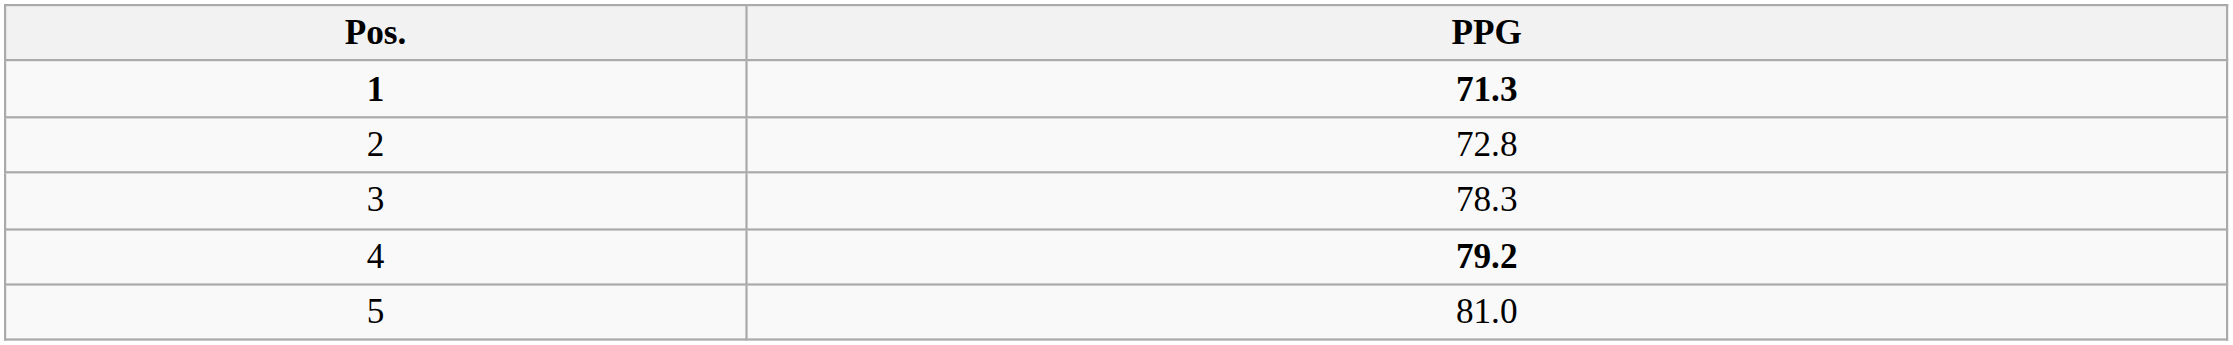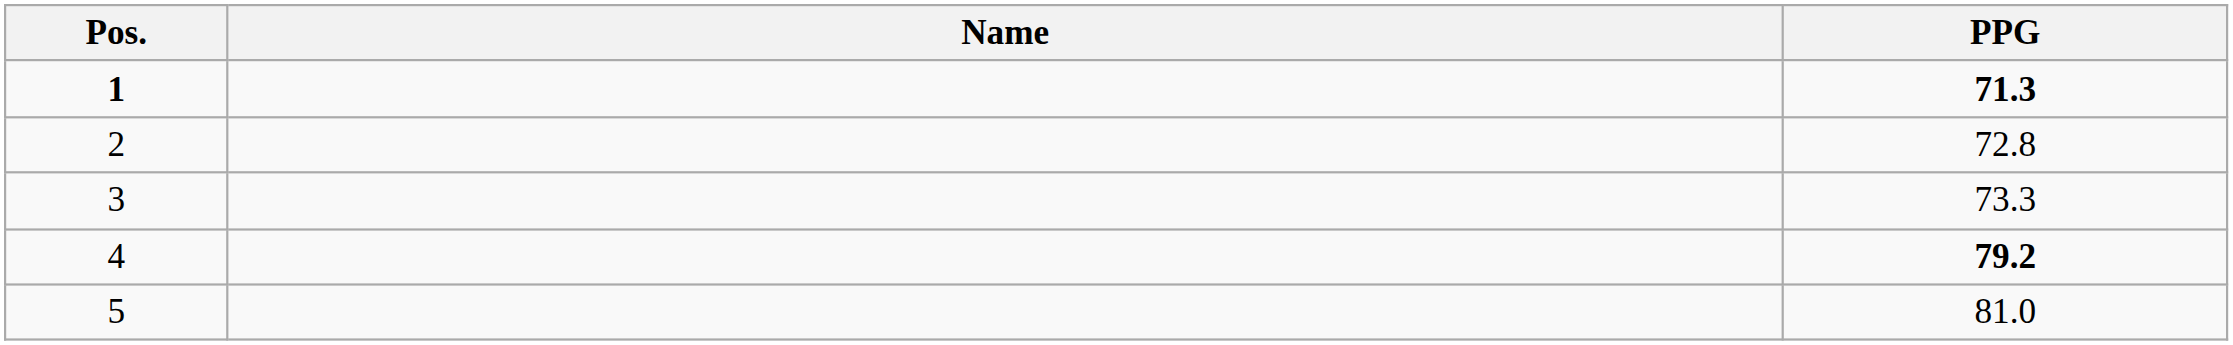+ column: (1005, 32)
(1487, 199) 78.3 -> (2005, 199) 73.3
